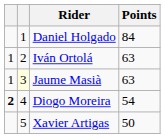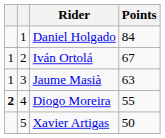(128, 58) 63 -> (128, 58) 67
(23, 80) lightyellow background -> (23, 80) no background
(128, 101) 54 -> (128, 101) 55
